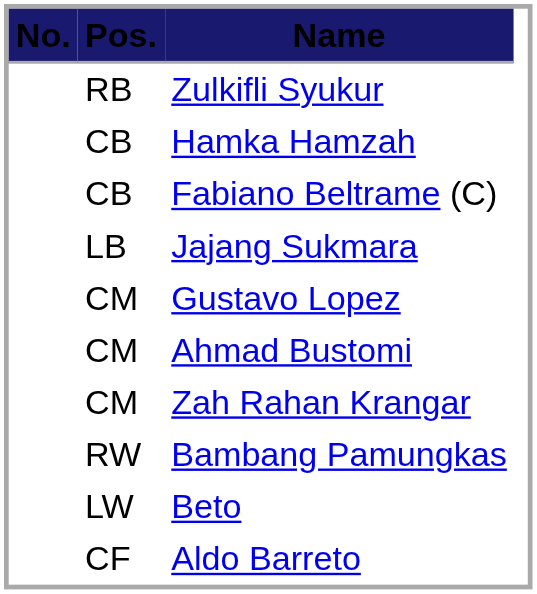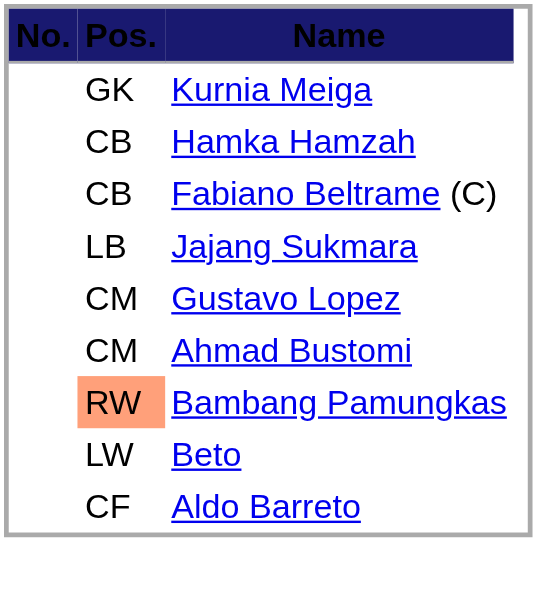+ row: (272, 89)
- row: (277, 89)
- row: (321, 402)
(113, 454) no background -> (113, 402) lightsalmon background
